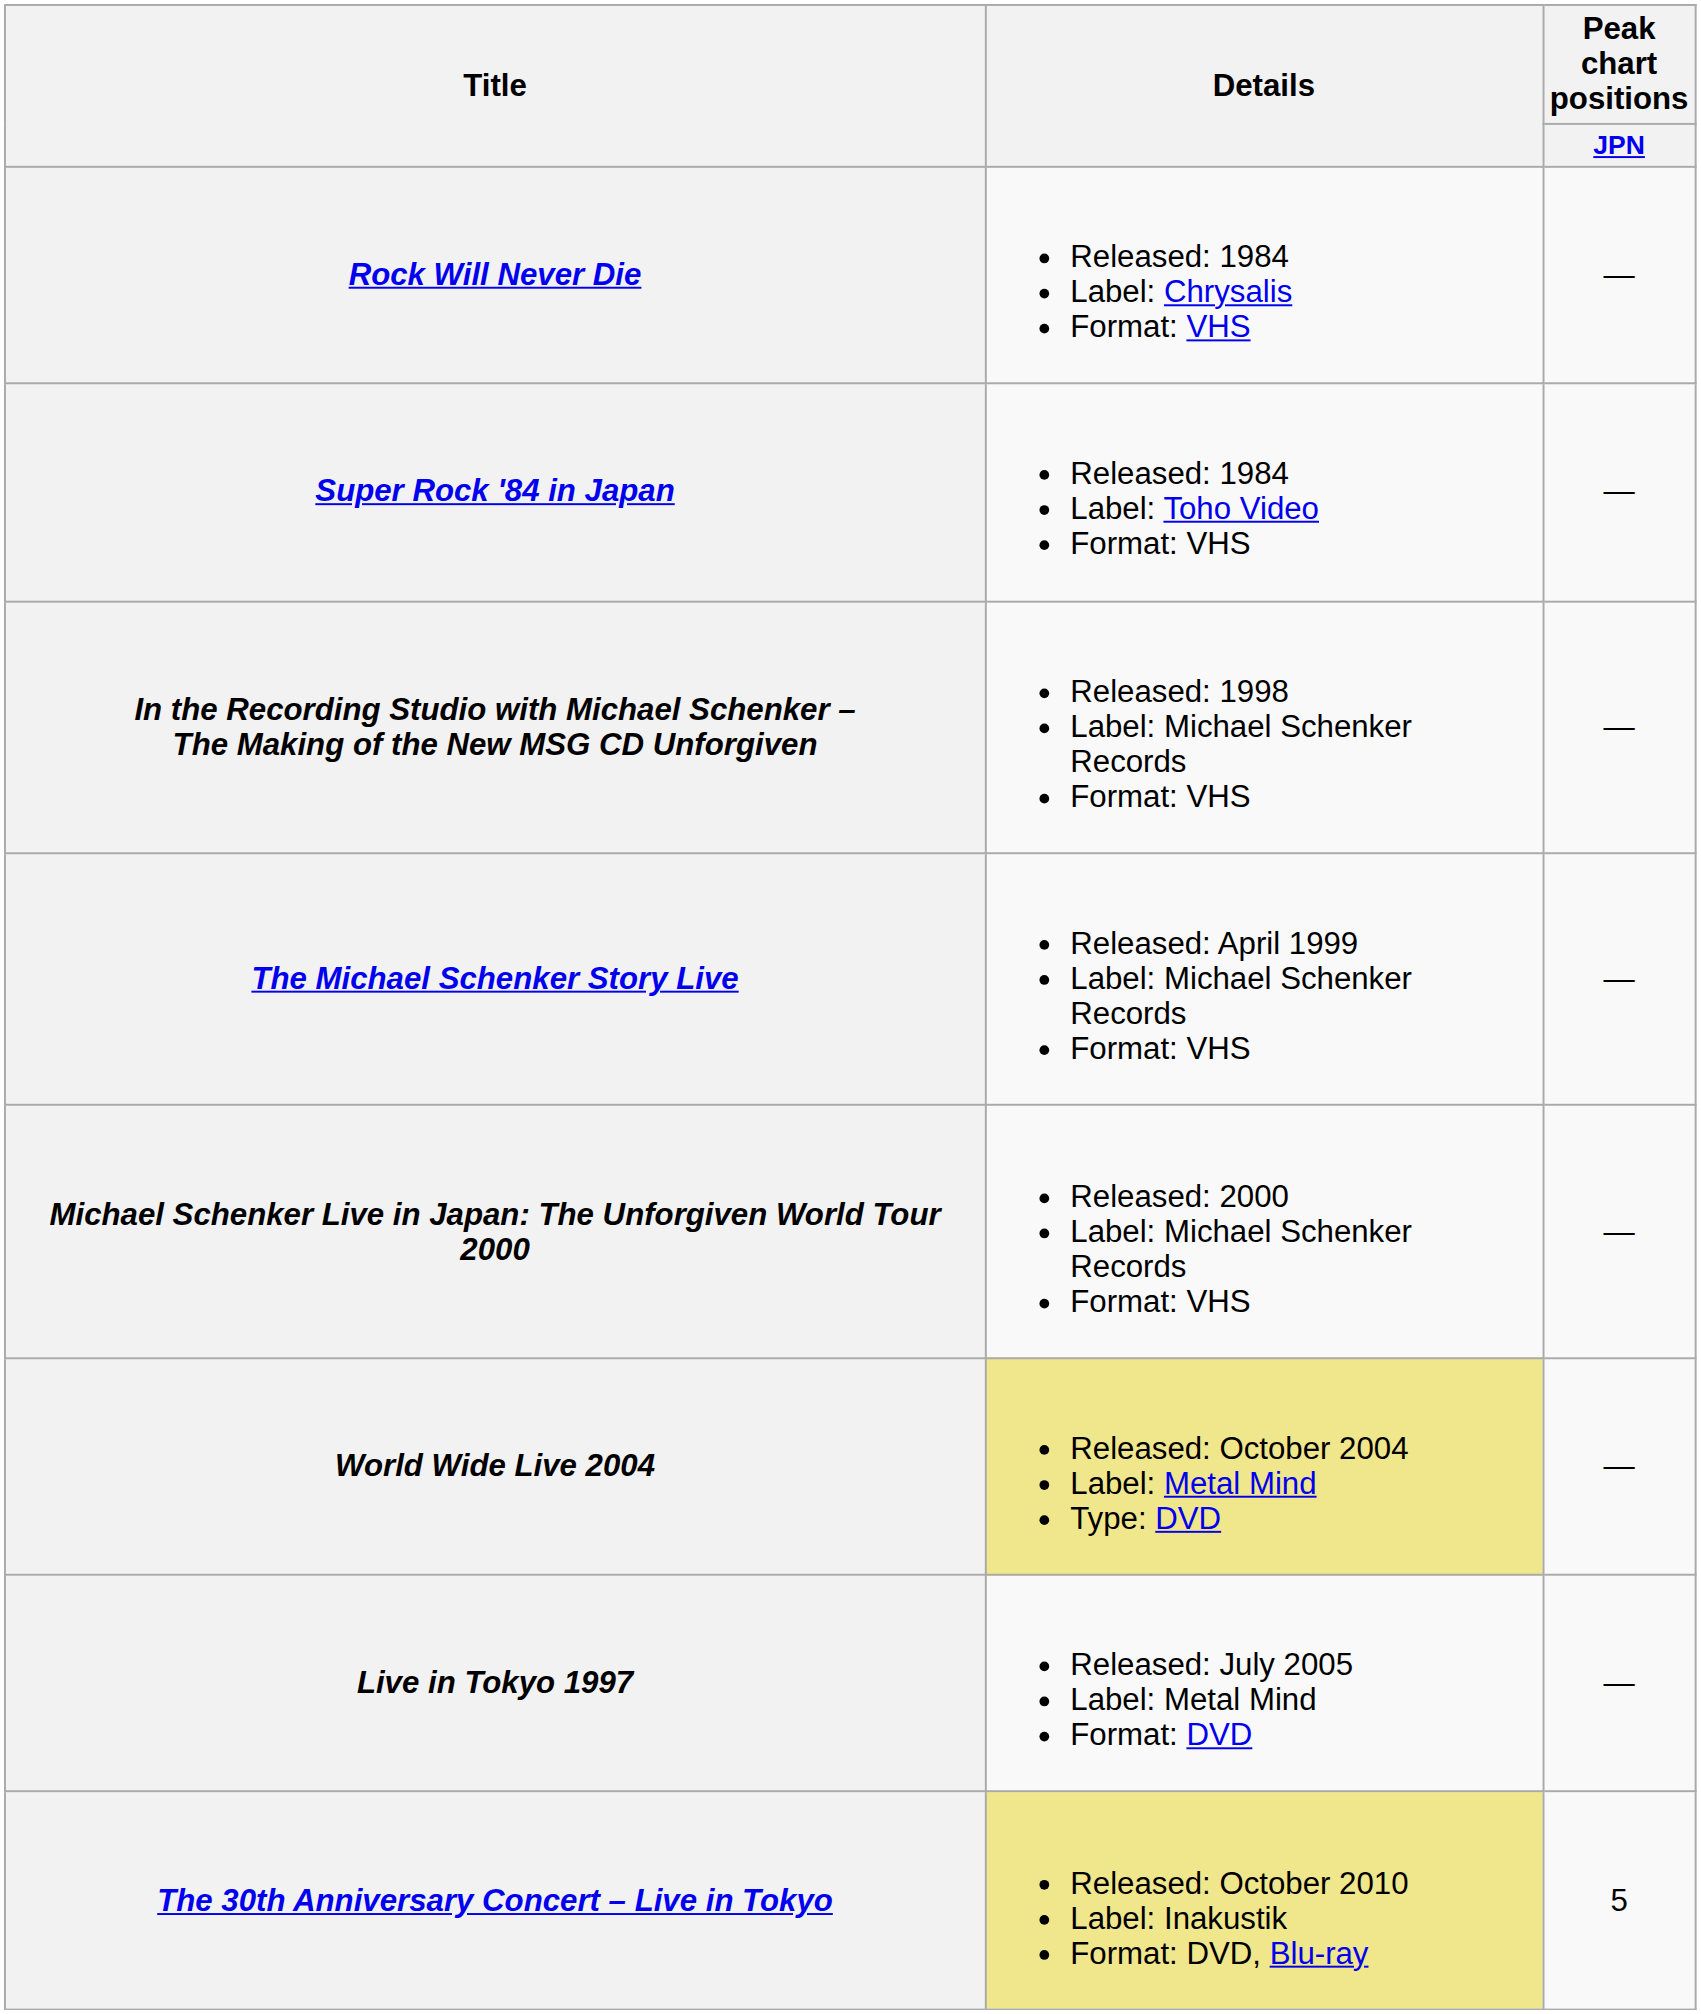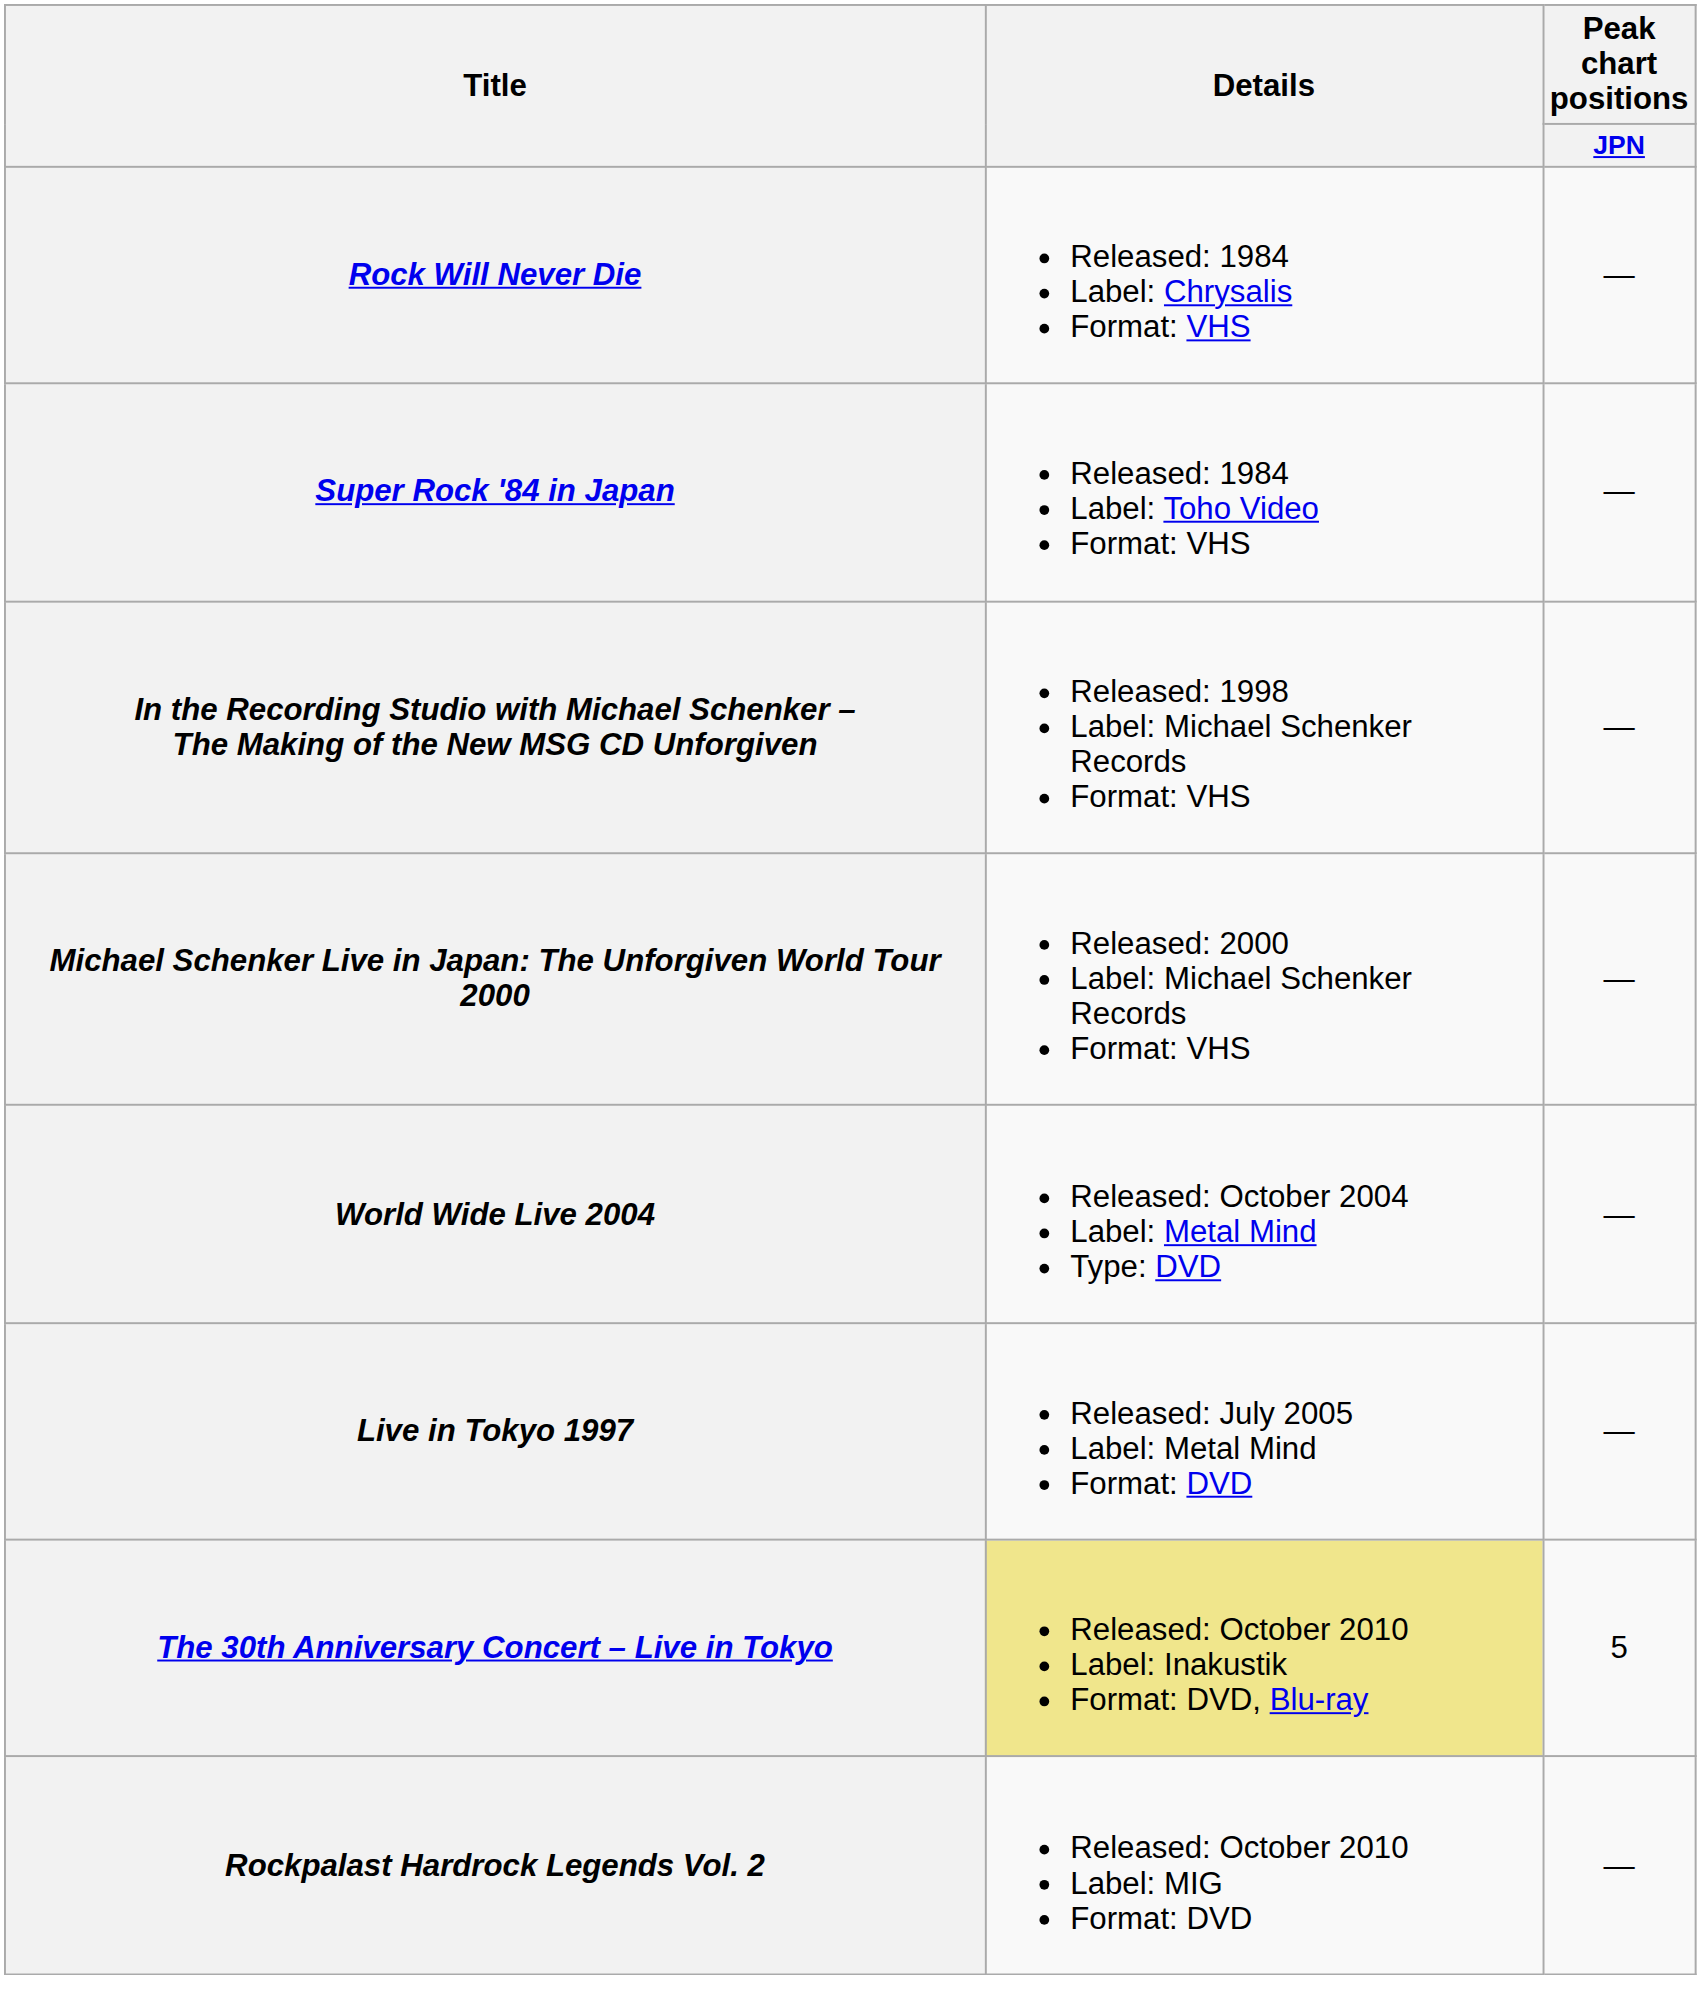- row: (495, 978)
(1264, 1484) khaki background -> (1264, 1232) no background
+ row: (495, 1865)
